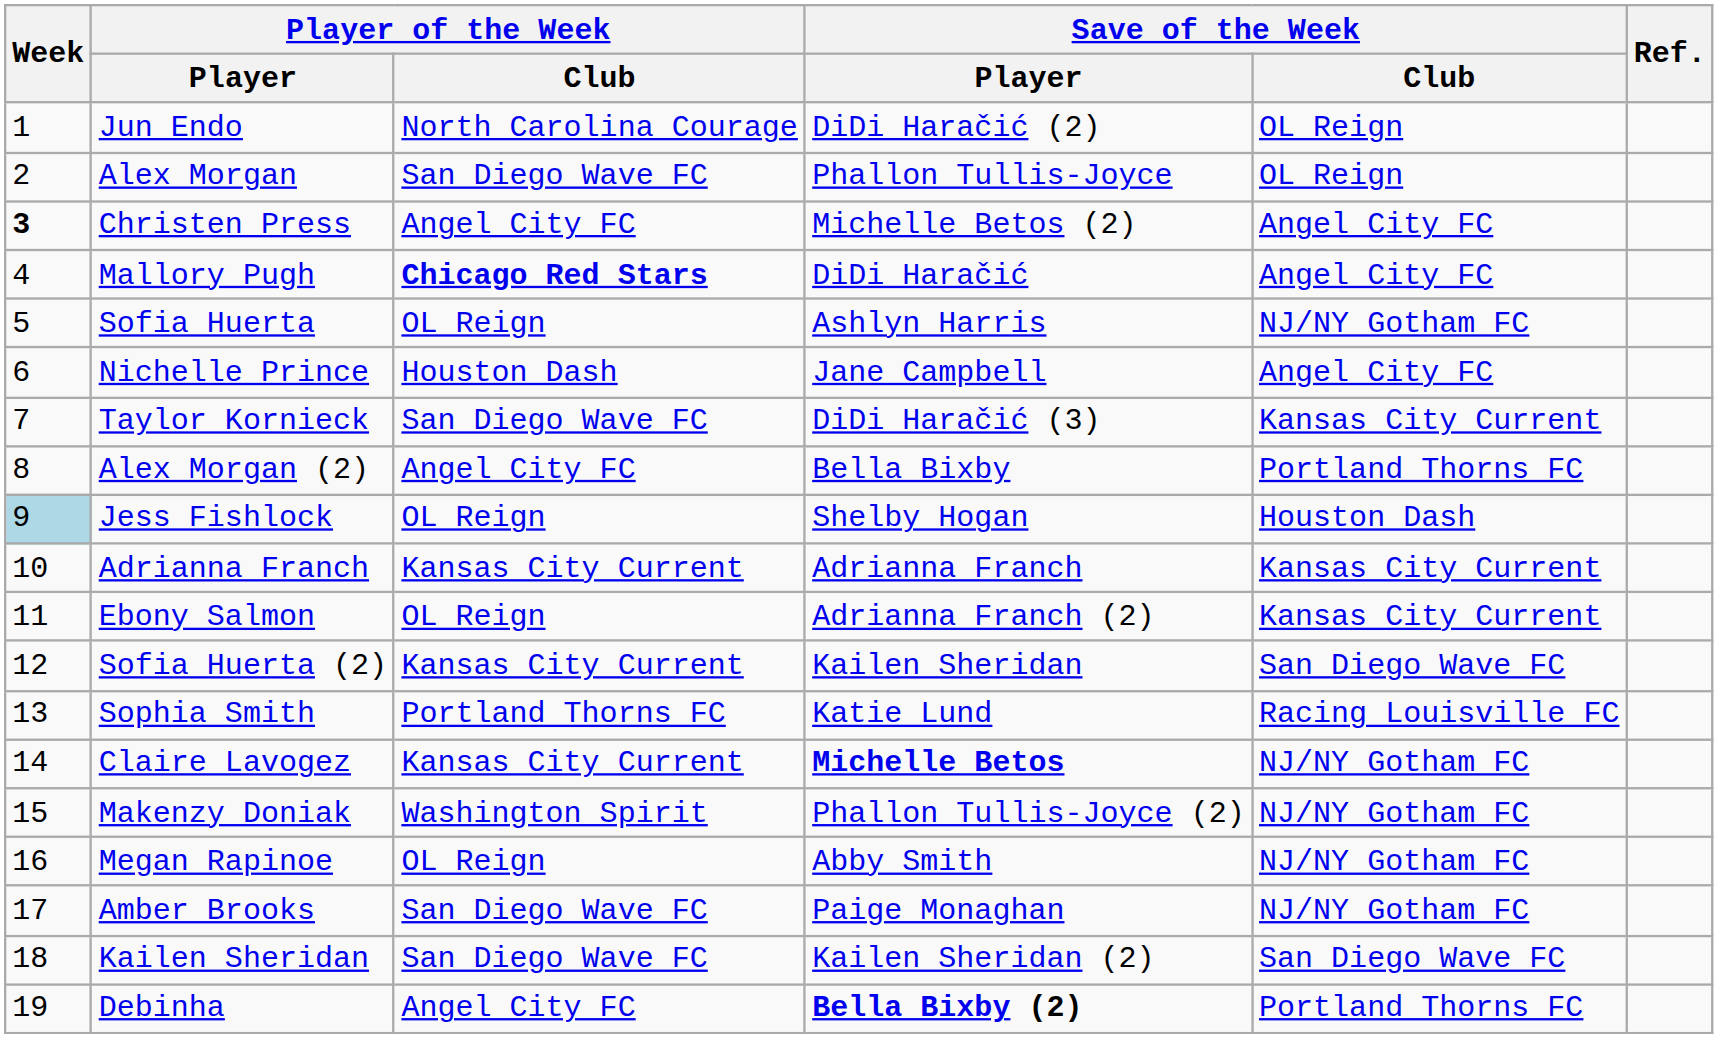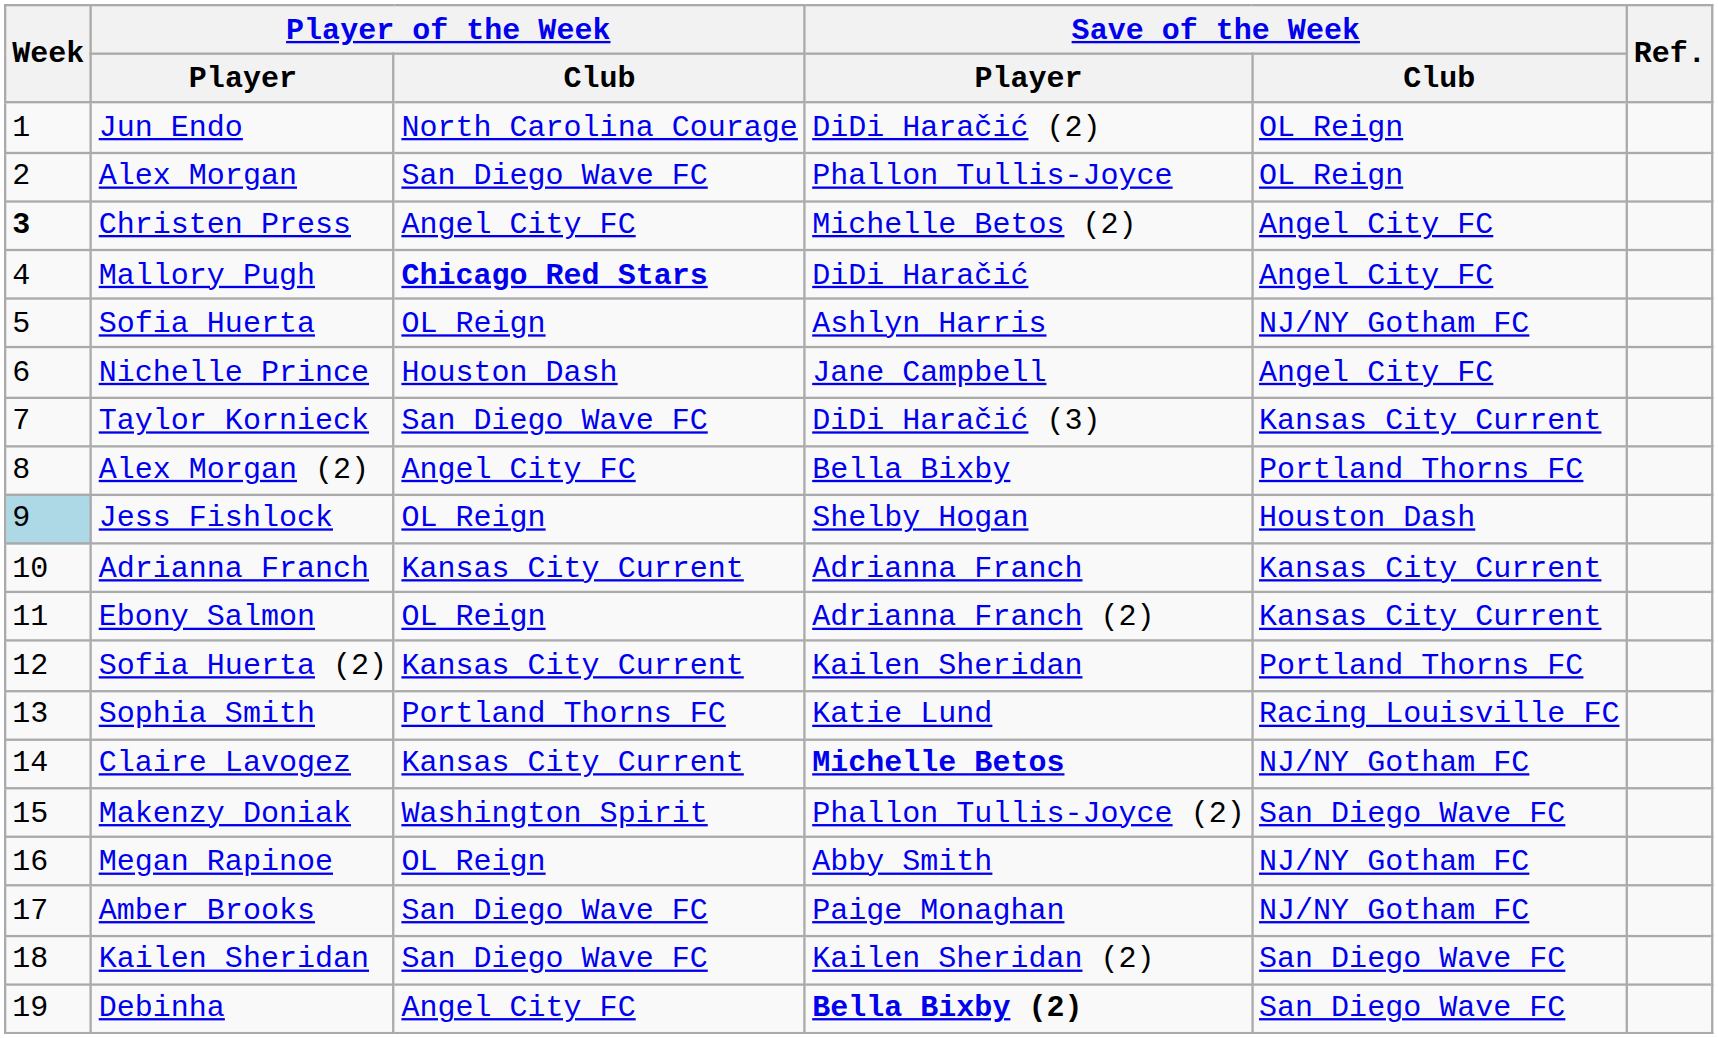(1412, 666) San Diego Wave FC -> (1421, 666) Portland Thorns FC
(1394, 813) NJ/NY Gotham FC -> (1412, 813) San Diego Wave FC
(1421, 1008) Portland Thorns FC -> (1412, 1008) San Diego Wave FC
